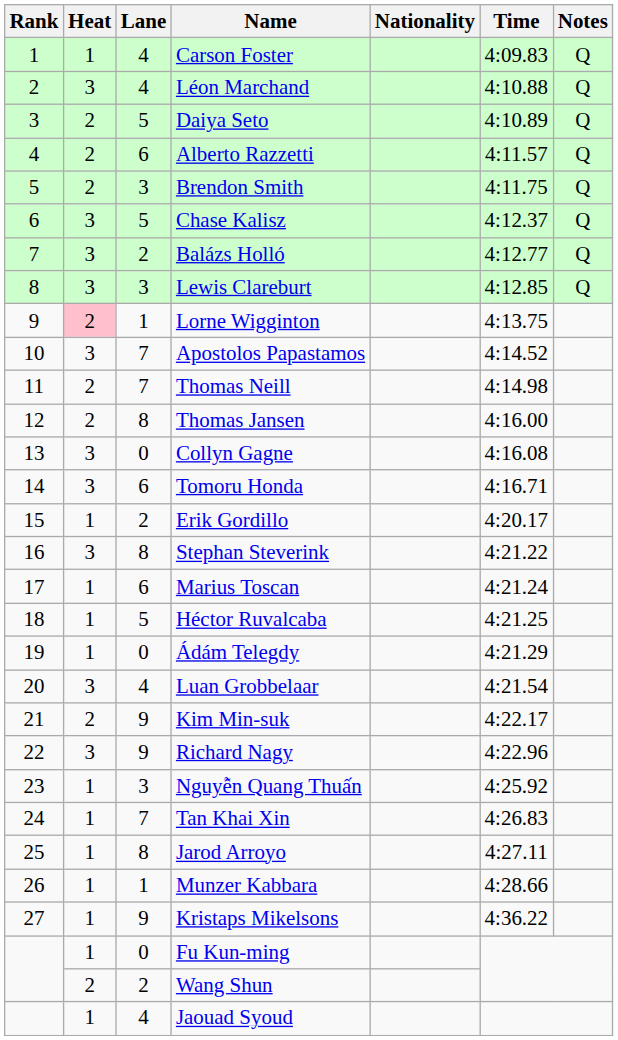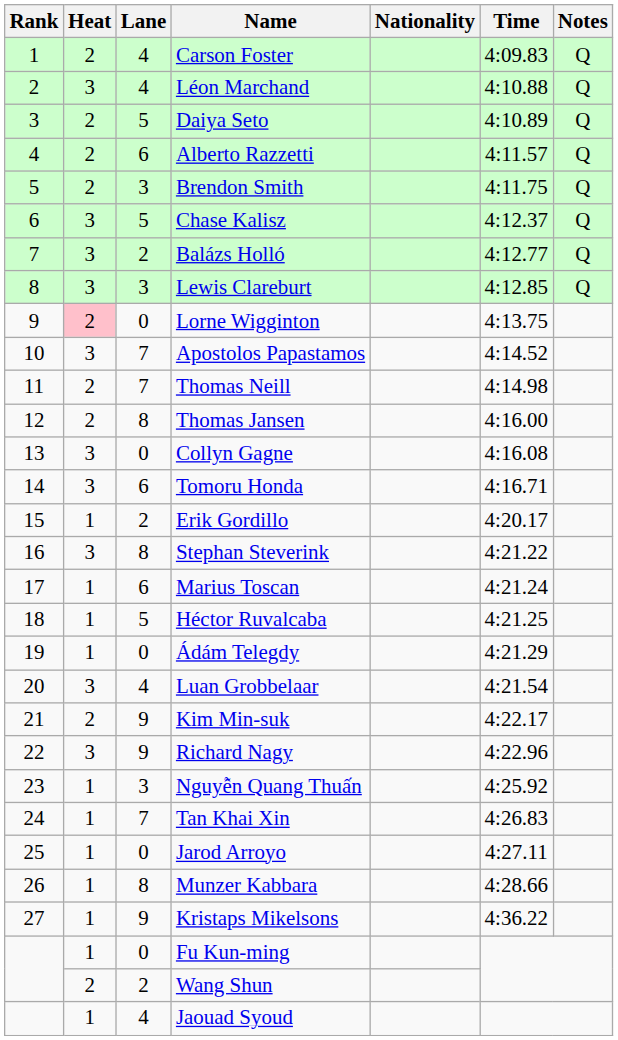(90, 54) 1 -> (90, 54) 2
(144, 320) 1 -> (144, 320) 0
(144, 852) 8 -> (144, 852) 0
(144, 885) 1 -> (144, 885) 8
